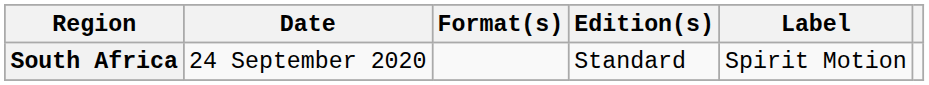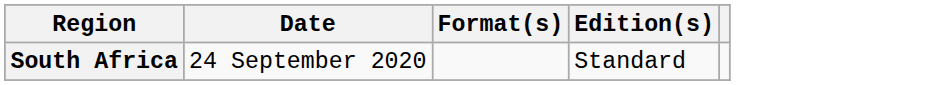- column: (816, 24)
